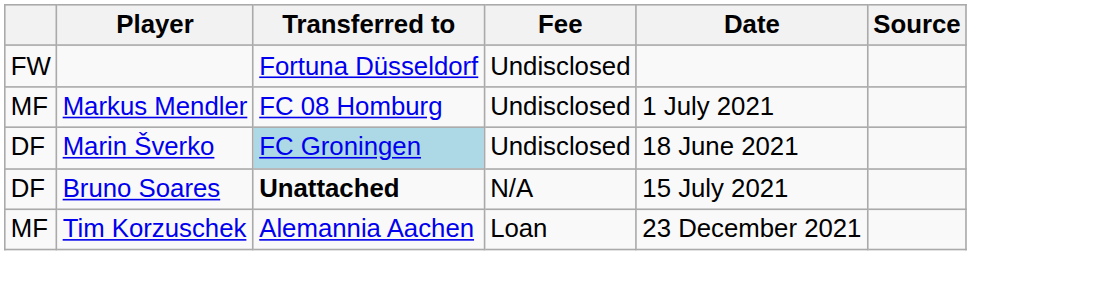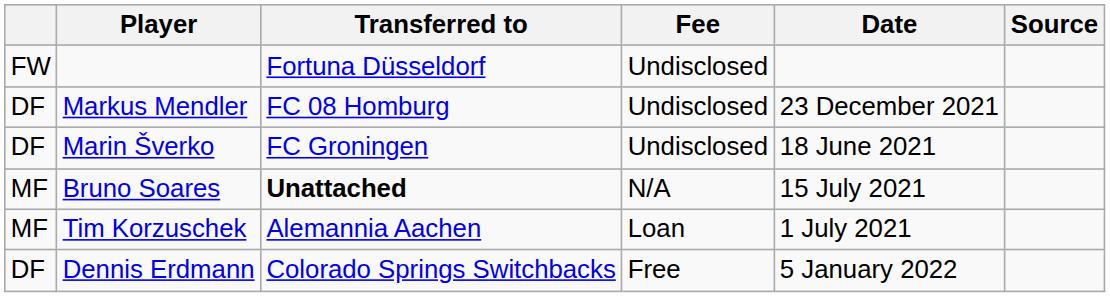(29, 106) MF -> (28, 106) DF
(708, 106) 1 July 2021 -> (889, 106) 23 December 2021
(340, 147) lightblue background -> (347, 147) no background
(28, 188) DF -> (29, 188) MF
(752, 229) 23 December 2021 -> (846, 229) 1 July 2021
+ row: (159, 270)
